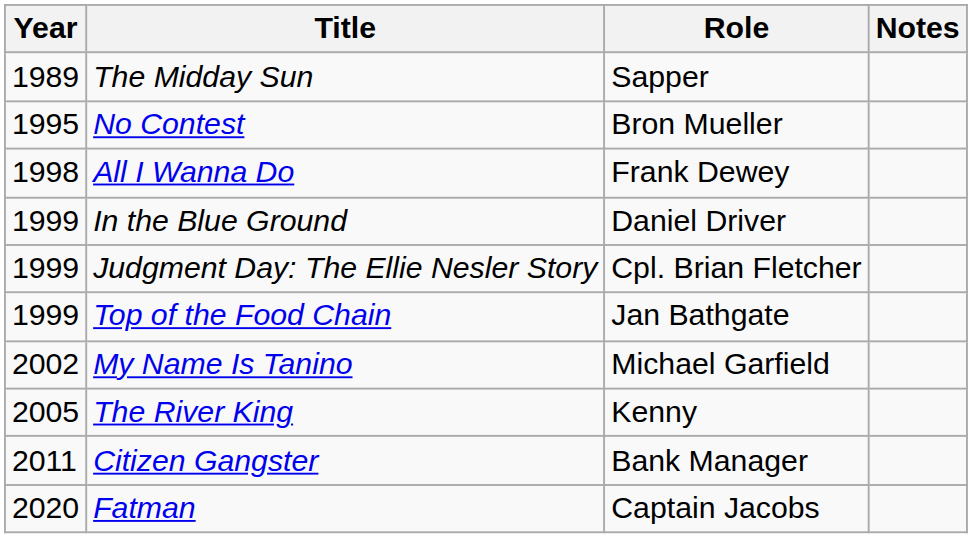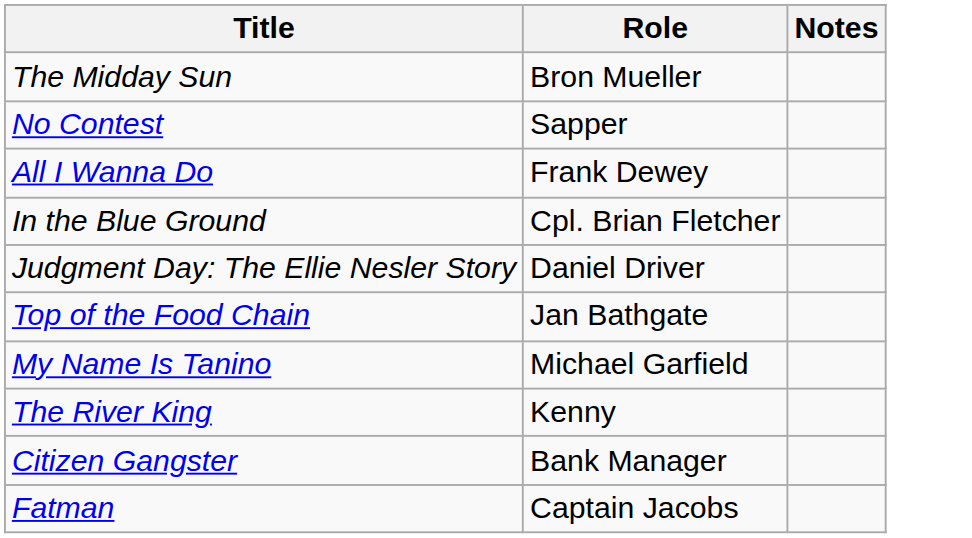- column: (46, 28)
(660, 76) Sapper -> (616, 76) Bron Mueller
(697, 124) Bron Mueller -> (579, 124) Sapper
(699, 220) Daniel Driver -> (655, 220) Cpl. Brian Fletcher
(736, 268) Cpl. Brian Fletcher -> (617, 268) Daniel Driver
